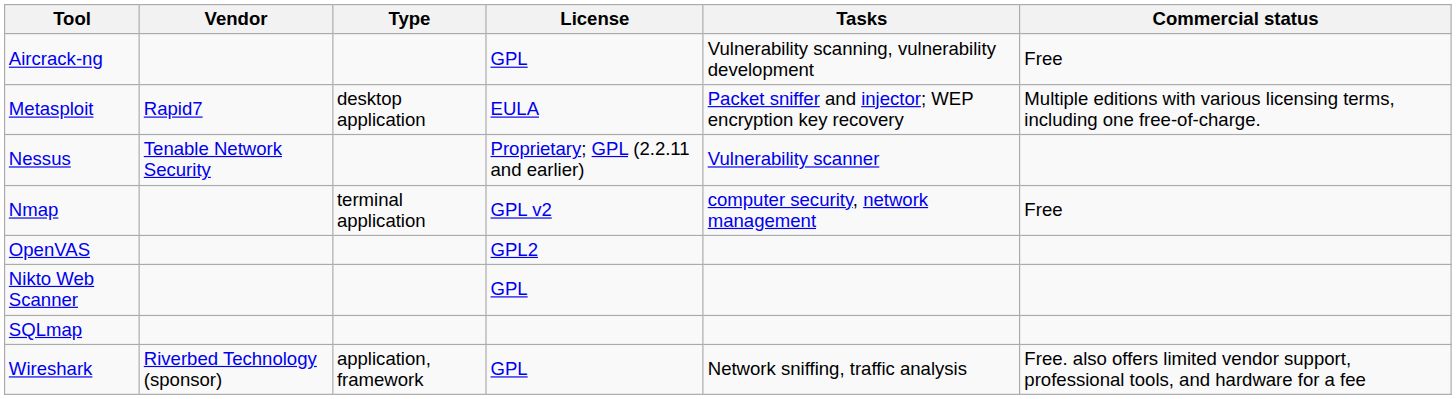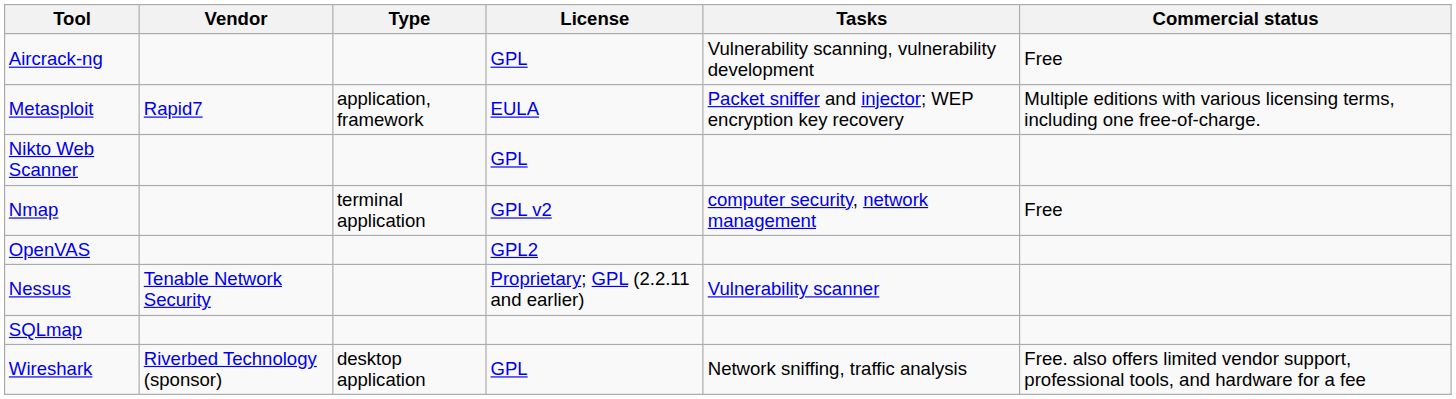(381, 109) desktop application -> (384, 109) application, framework
rows swapped: (40, 159) <-> (51, 289)
(384, 369) application, framework -> (381, 369) desktop application
